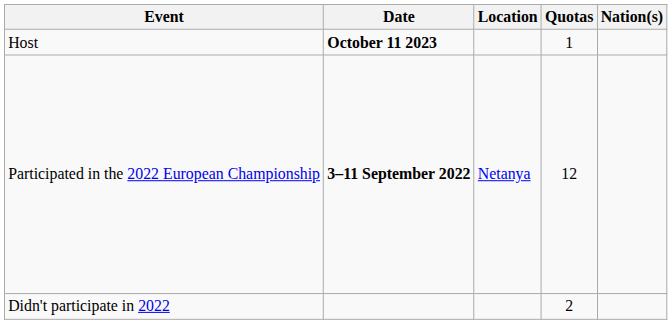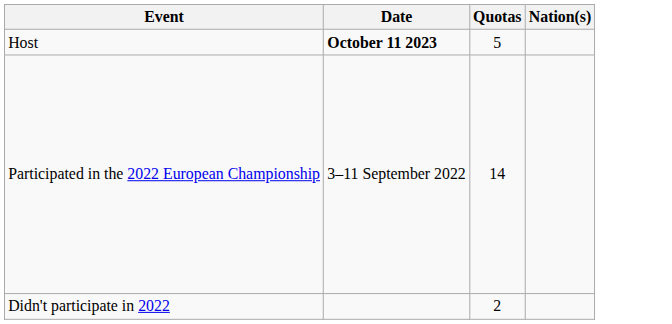- column: (508, 17)
(569, 42) 1 -> (497, 42) 5
(399, 174) bold -> (397, 174) normal
(569, 174) 12 -> (497, 174) 14
